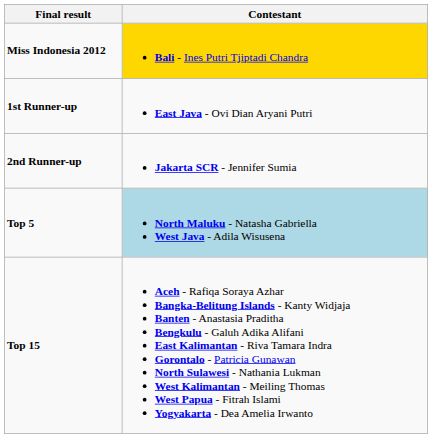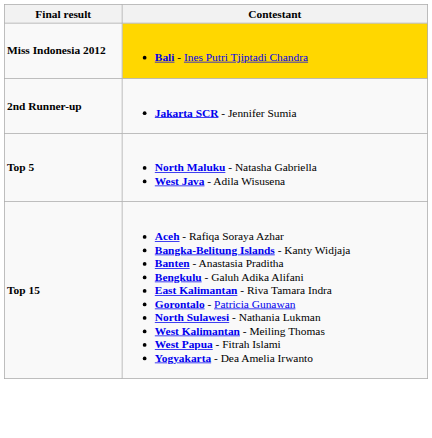- row: (42, 106)
(275, 230) lightblue background -> (275, 175) no background
